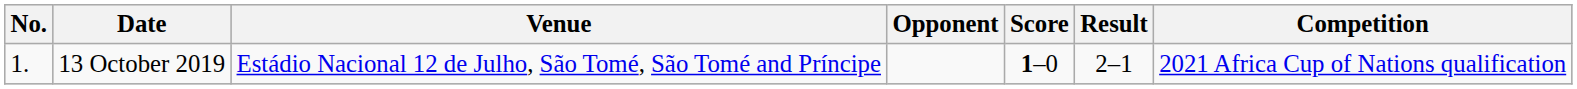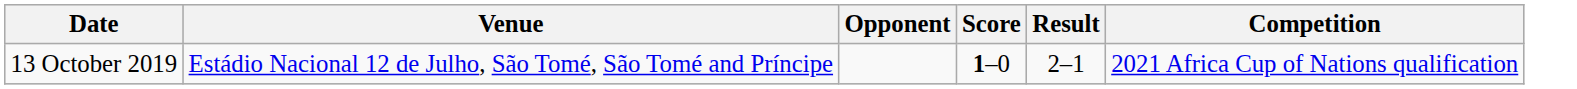- column: (29, 24)
